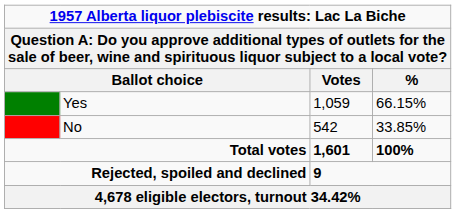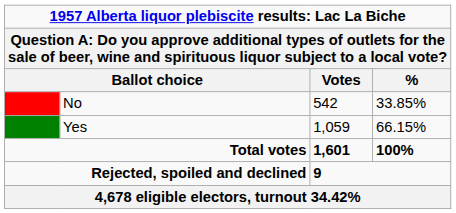rows swapped: (75, 103) <-> (73, 126)
